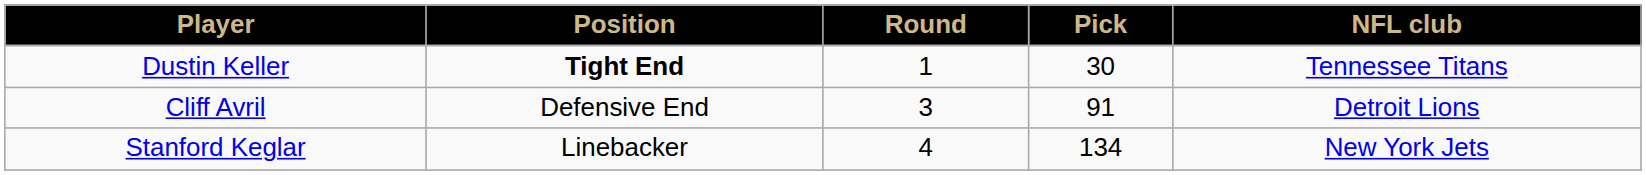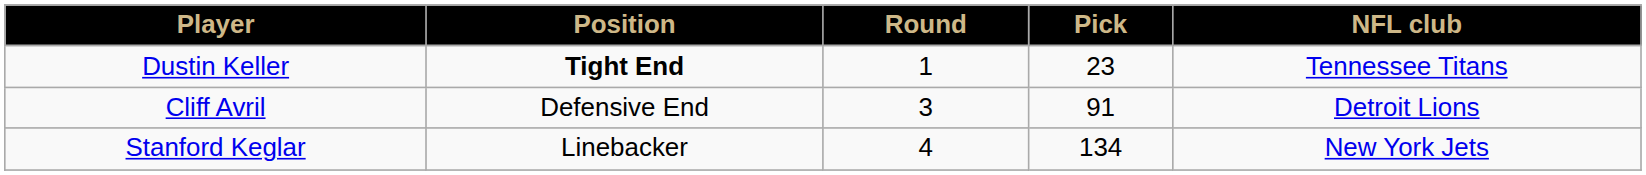(1101, 66) 30 -> (1101, 66) 23
